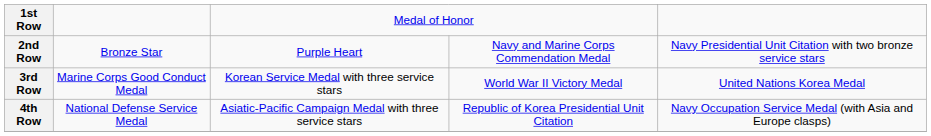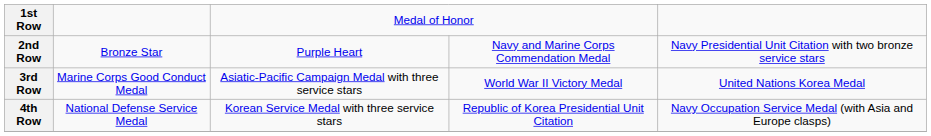(329, 83) Korean Service Medal with three service stars -> (329, 83) Asiatic-Pacific Campaign Medal with three service stars
(329, 115) Asiatic-Pacific Campaign Medal with three service stars -> (329, 115) Korean Service Medal with three service stars
